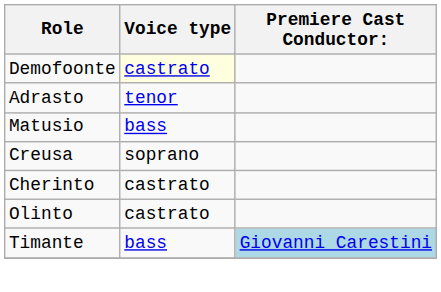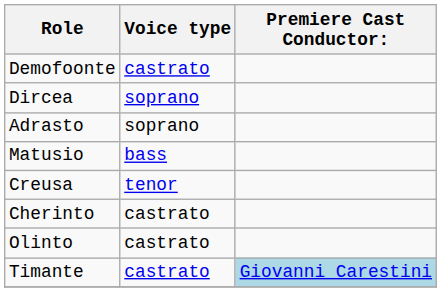(167, 69) lightyellow background -> (167, 69) no background
+ row: (41, 98)
(151, 98) tenor -> (162, 127) soprano
(162, 156) soprano -> (151, 185) tenor
(146, 243) bass -> (167, 272) castrato
